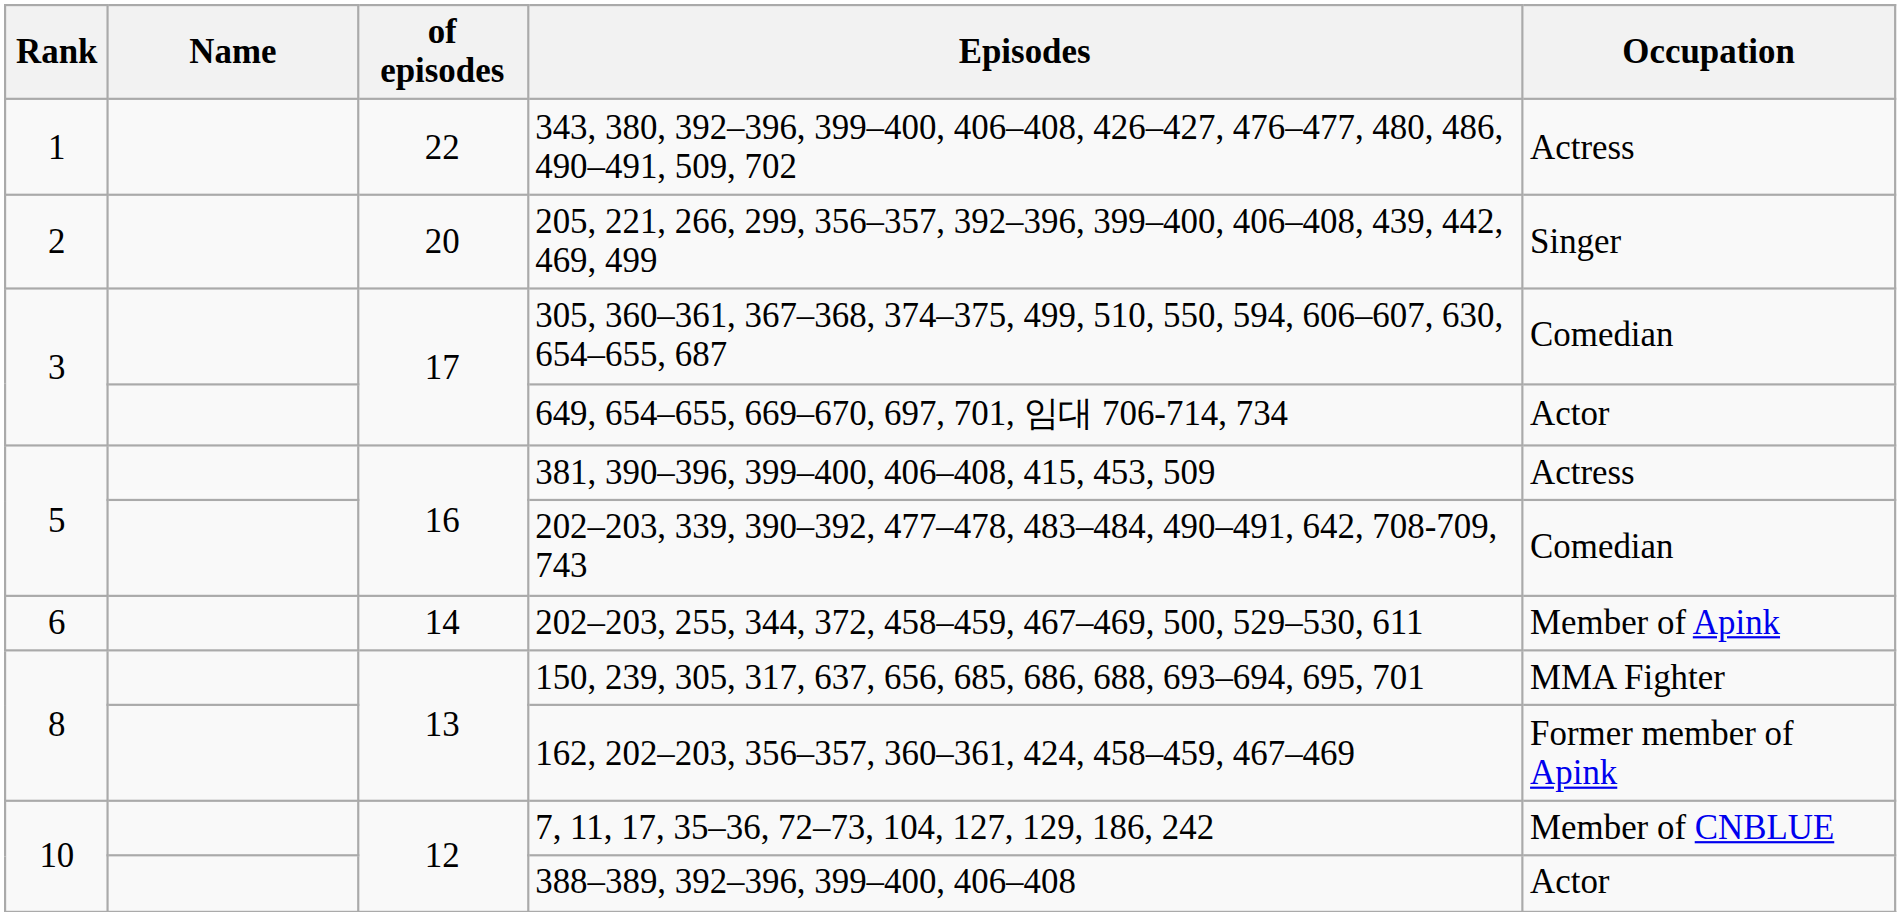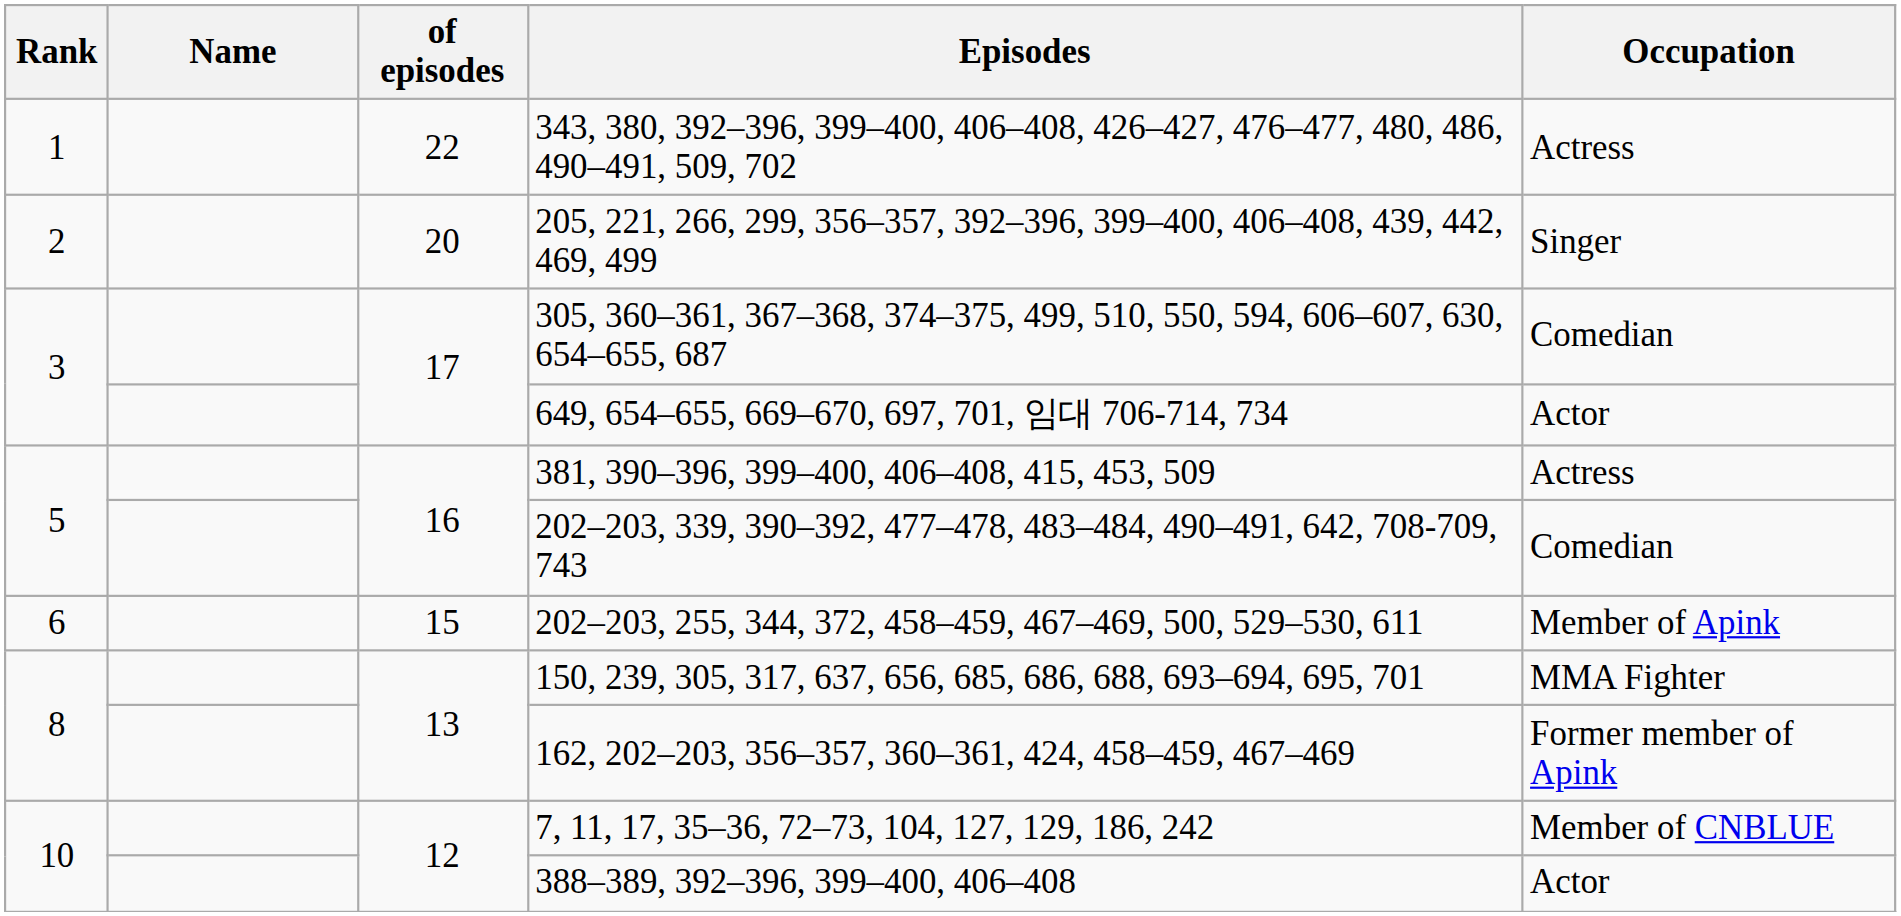(442, 622) 14 -> (442, 622) 15
